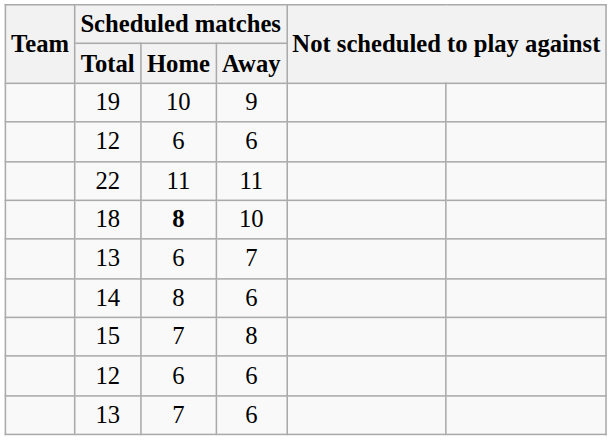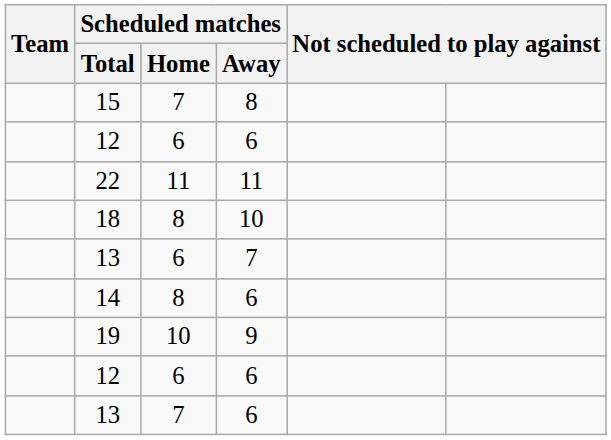rows swapped: (108, 102) <-> (108, 336)
(178, 219) bold -> (178, 219) normal
